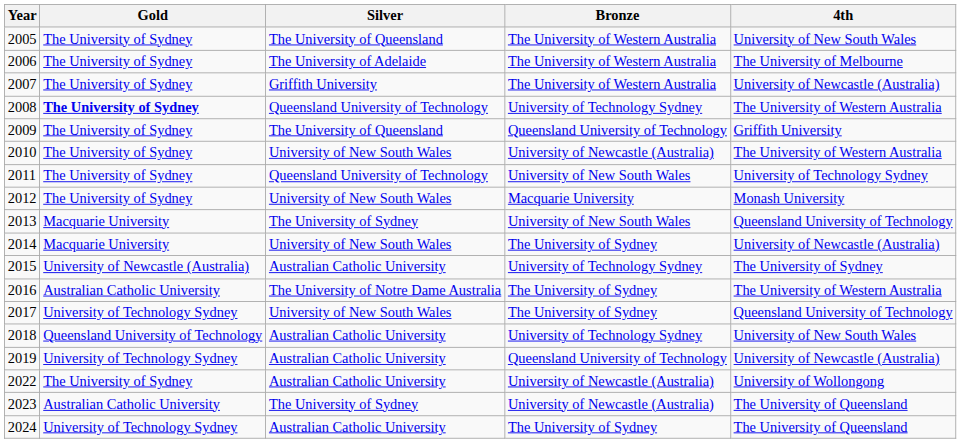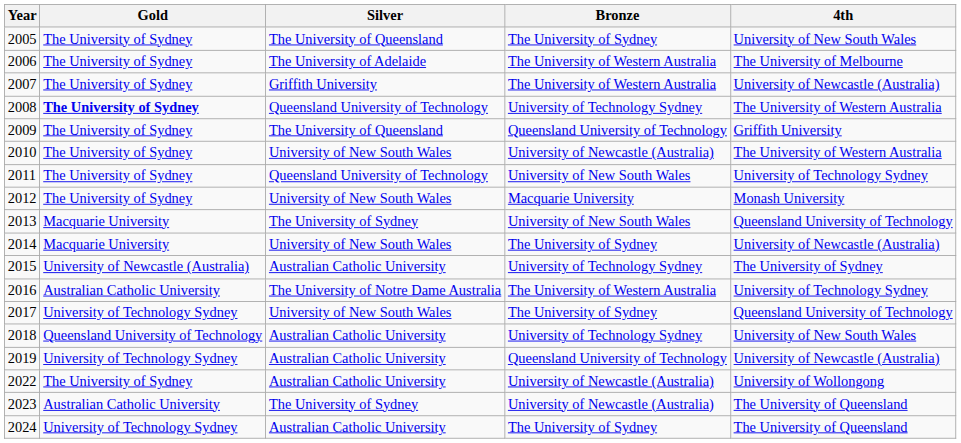(612, 38) The University of Western Australia -> (582, 38) The University of Sydney
(582, 289) The University of Sydney -> (612, 289) The University of Western Australia
(838, 289) The University of Western Australia -> (831, 289) University of Technology Sydney
